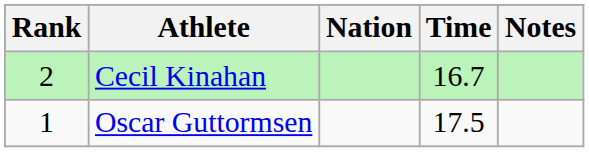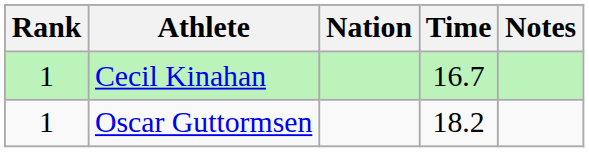(47, 75) 2 -> (47, 75) 1
(459, 122) 17.5 -> (459, 122) 18.2
